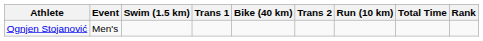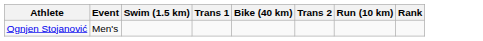- column: (422, 13)
